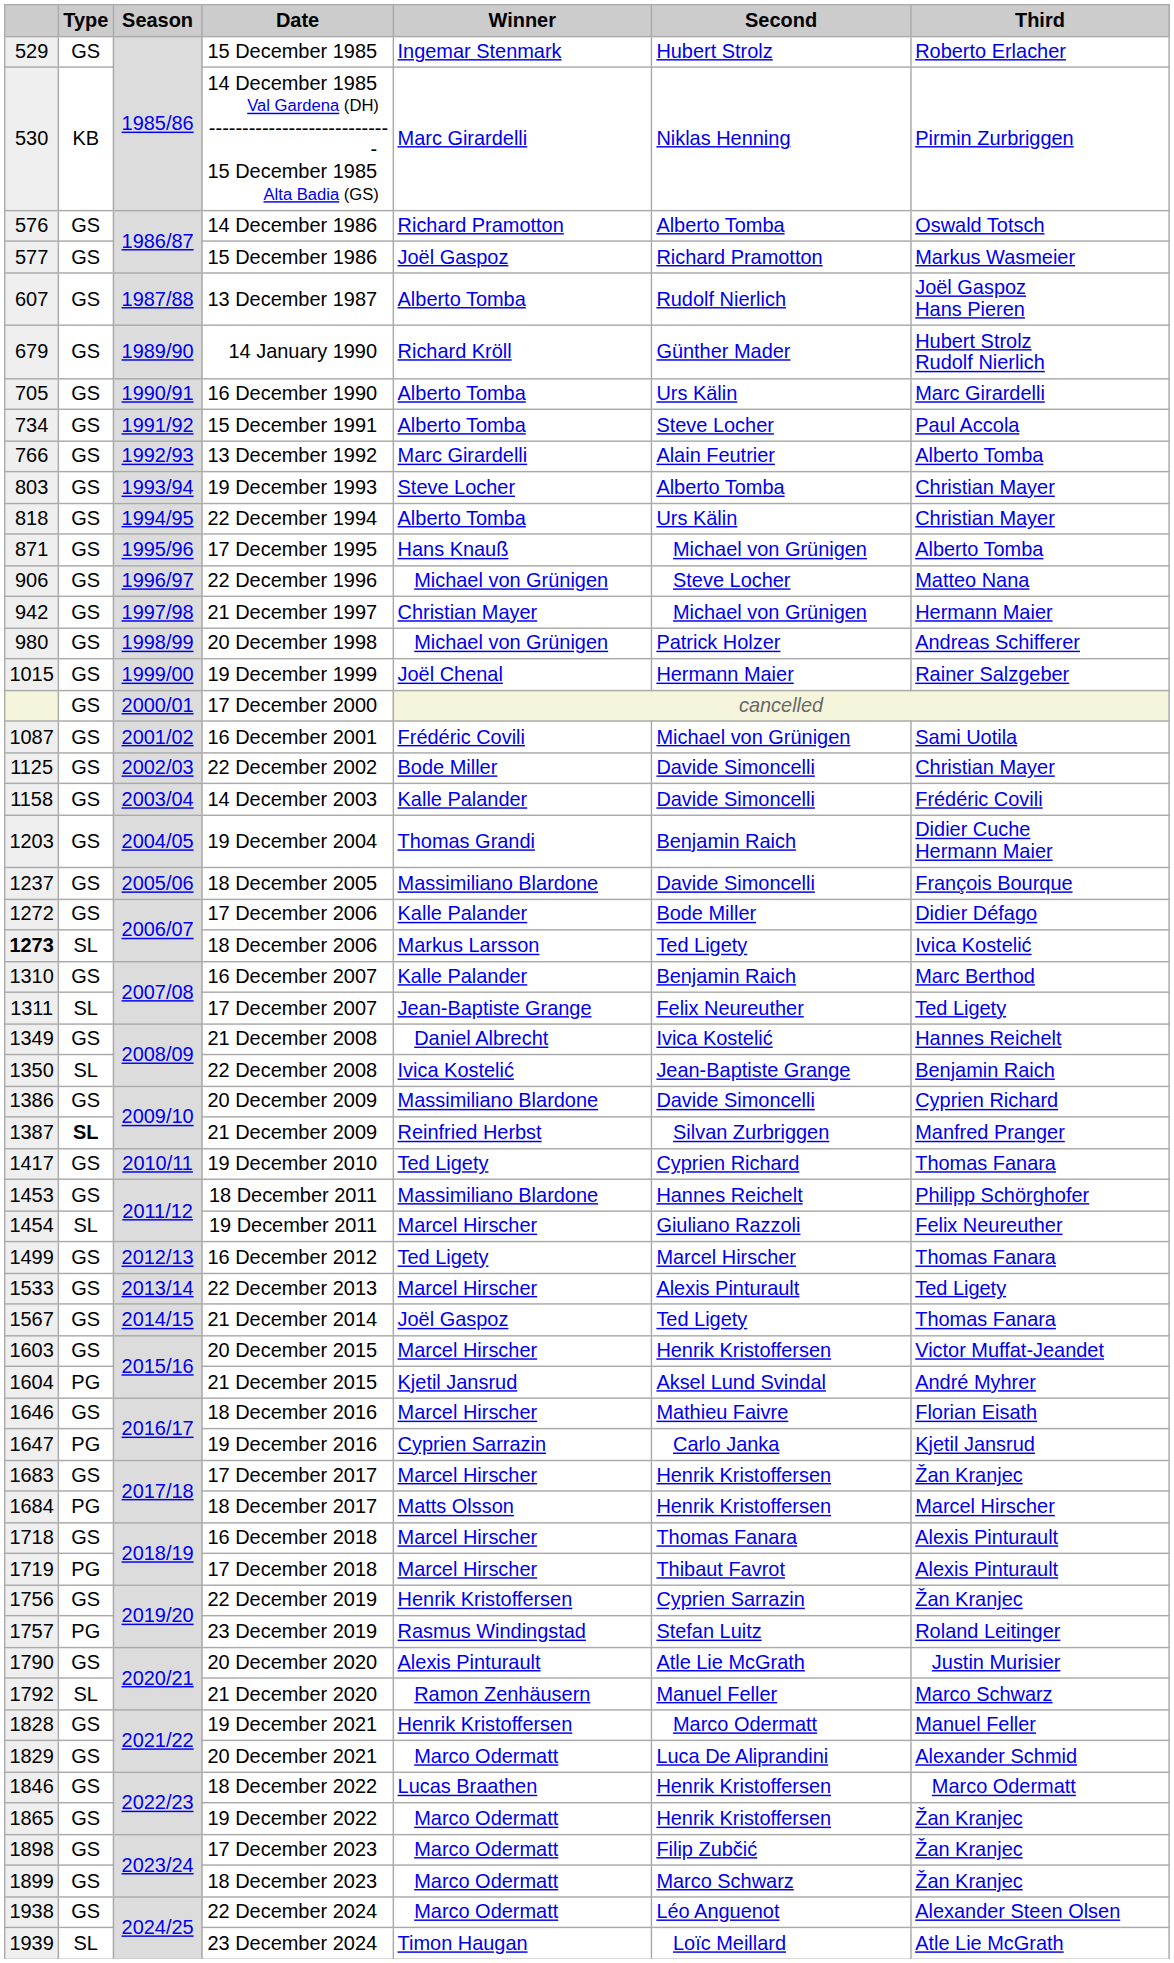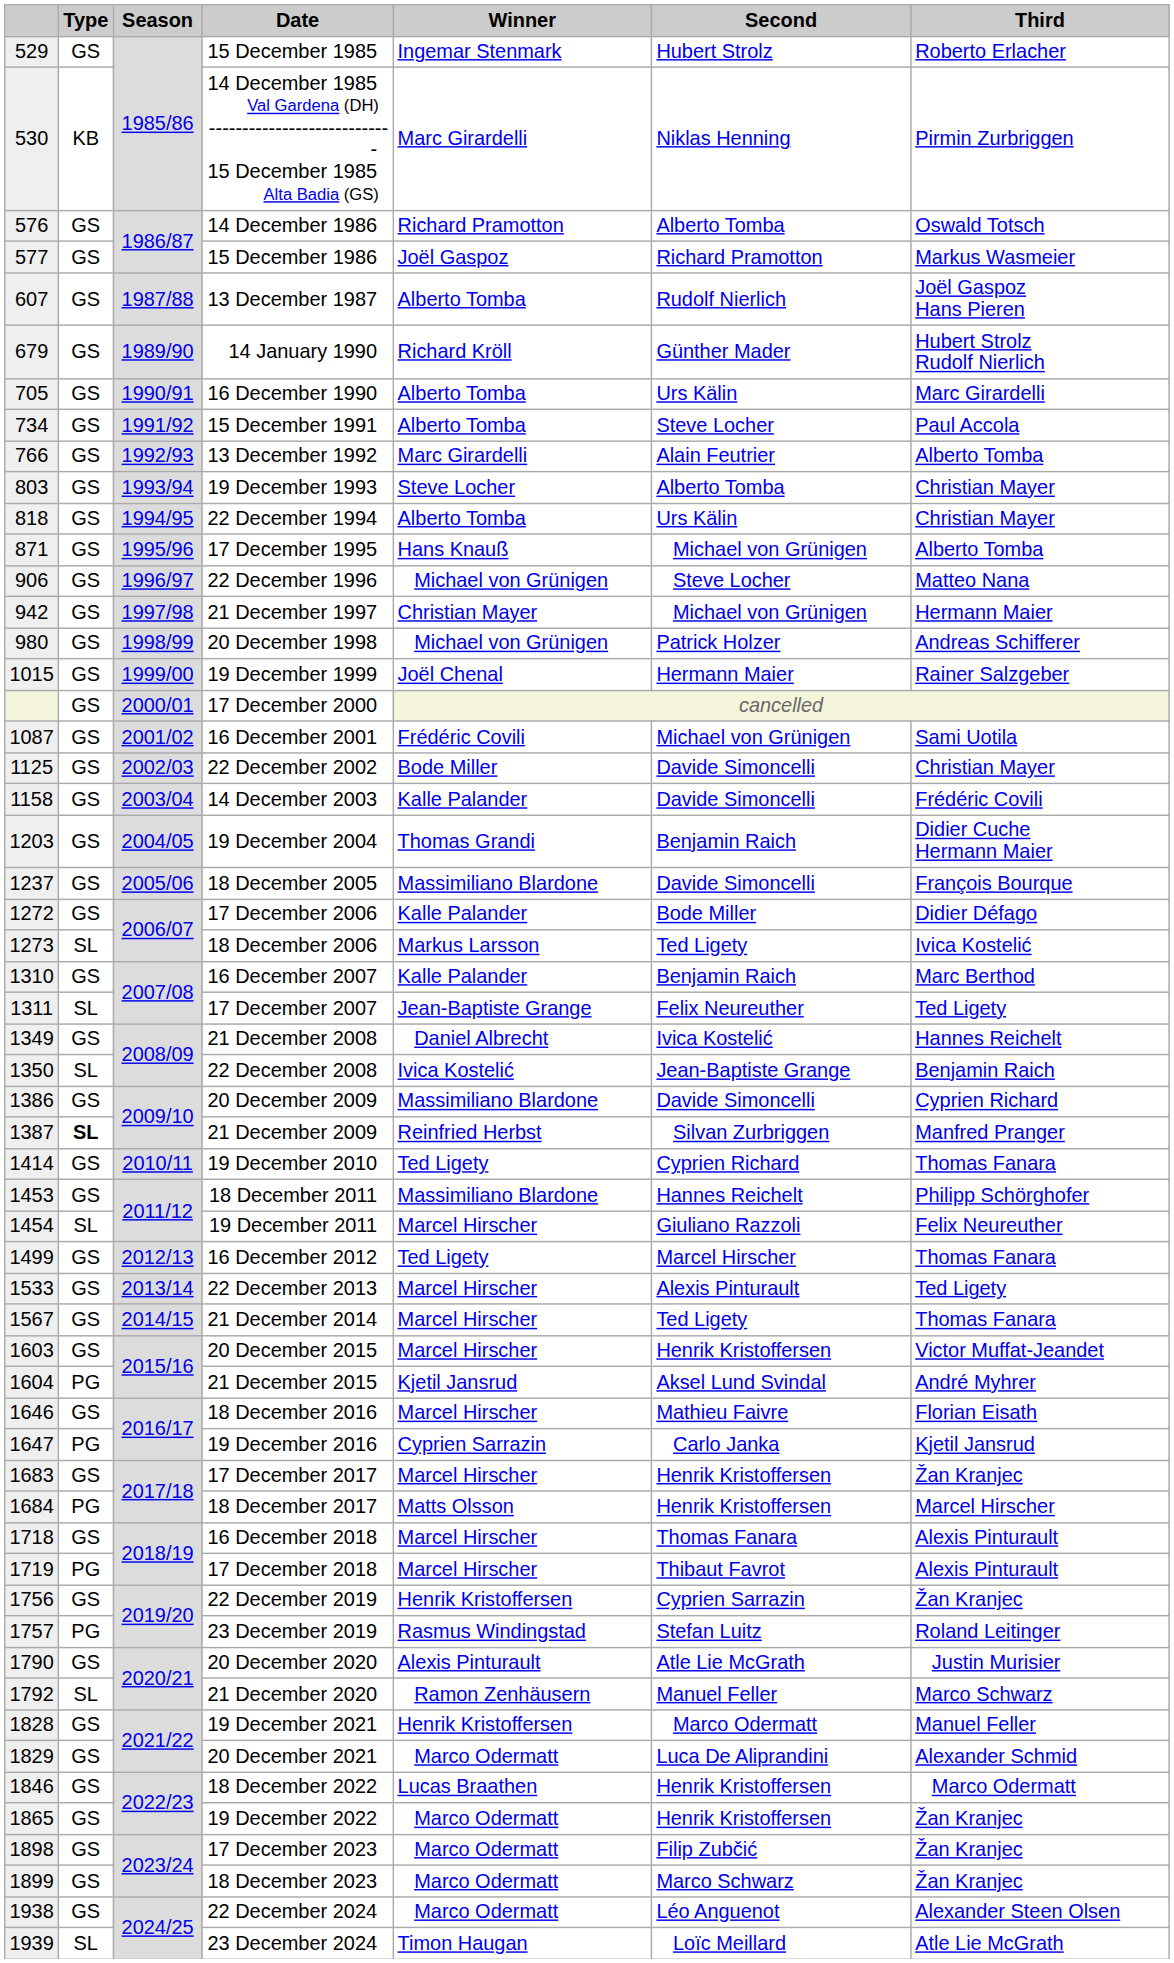(32, 945) bold -> (32, 945) normal
(32, 1163) 1417 -> (32, 1163) 1414
(453, 1319) Joël Gaspoz -> (467, 1319) Marcel Hirscher
